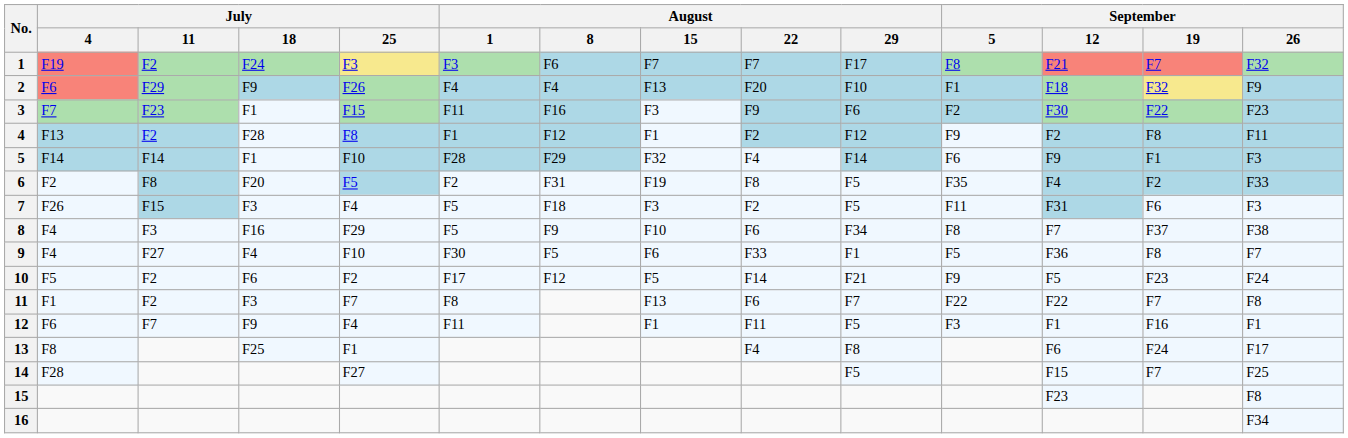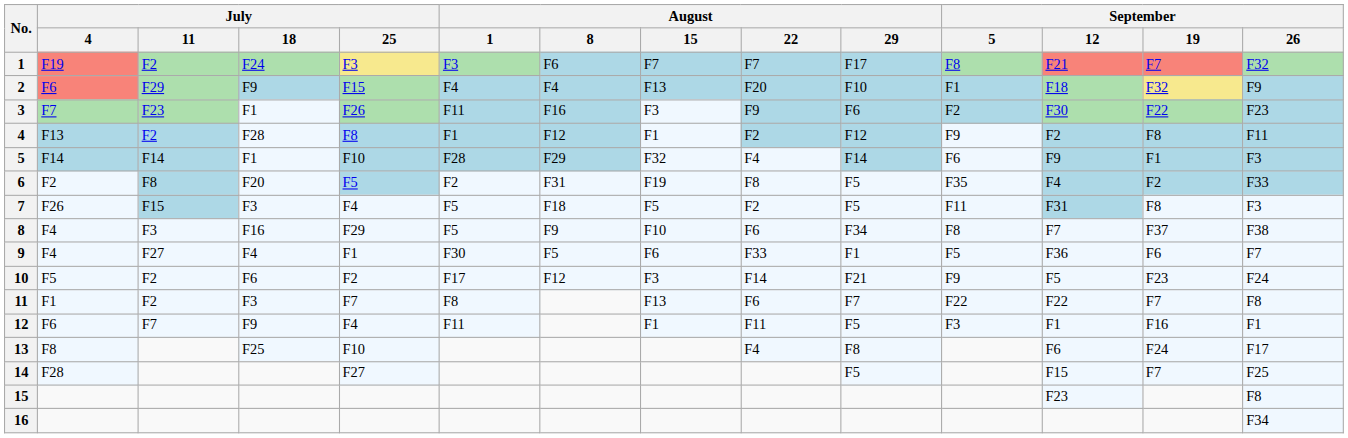(354, 87) F26 -> (354, 87) F15
(354, 111) F15 -> (354, 111) F26
(651, 206) F3 -> (651, 206) F5
(1153, 206) F6 -> (1153, 206) F8
(354, 253) F10 -> (350, 253) F1
(1153, 253) F8 -> (1153, 253) F6
(651, 277) F5 -> (651, 277) F3
(350, 348) F1 -> (354, 348) F10
